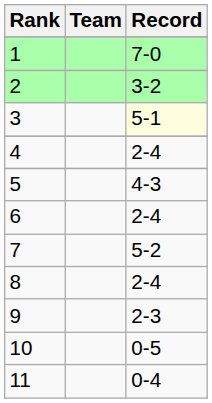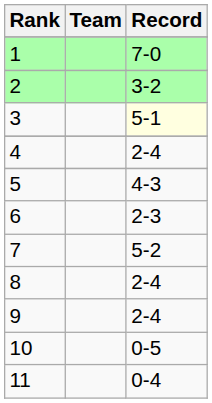(146, 217) 2-4 -> (146, 217) 2-3
(146, 315) 2-3 -> (146, 315) 2-4
